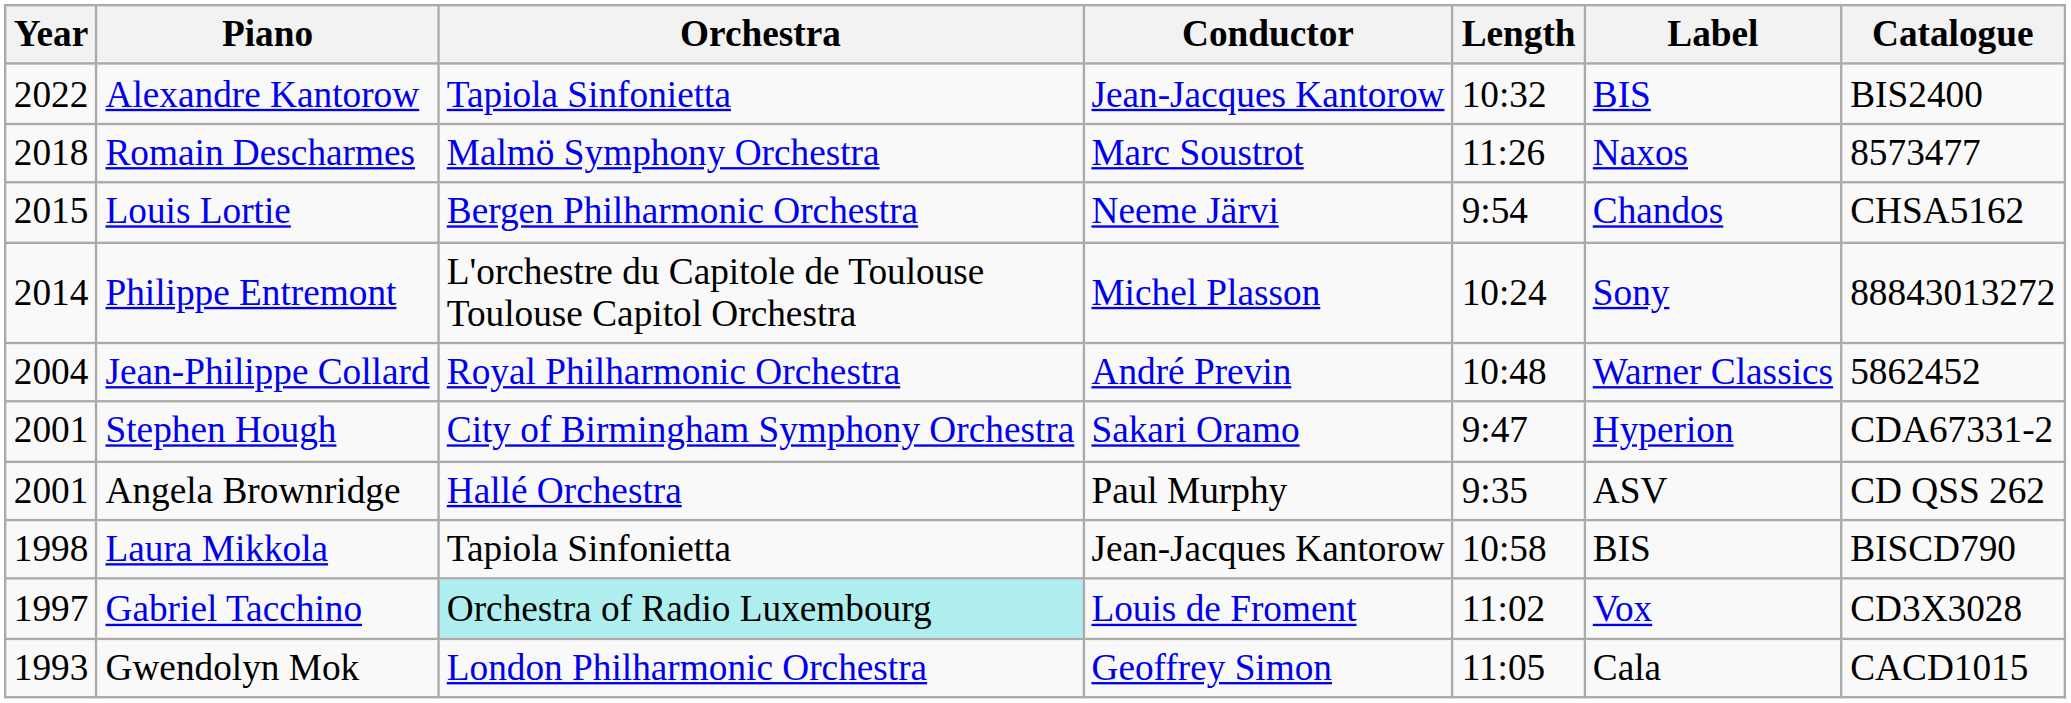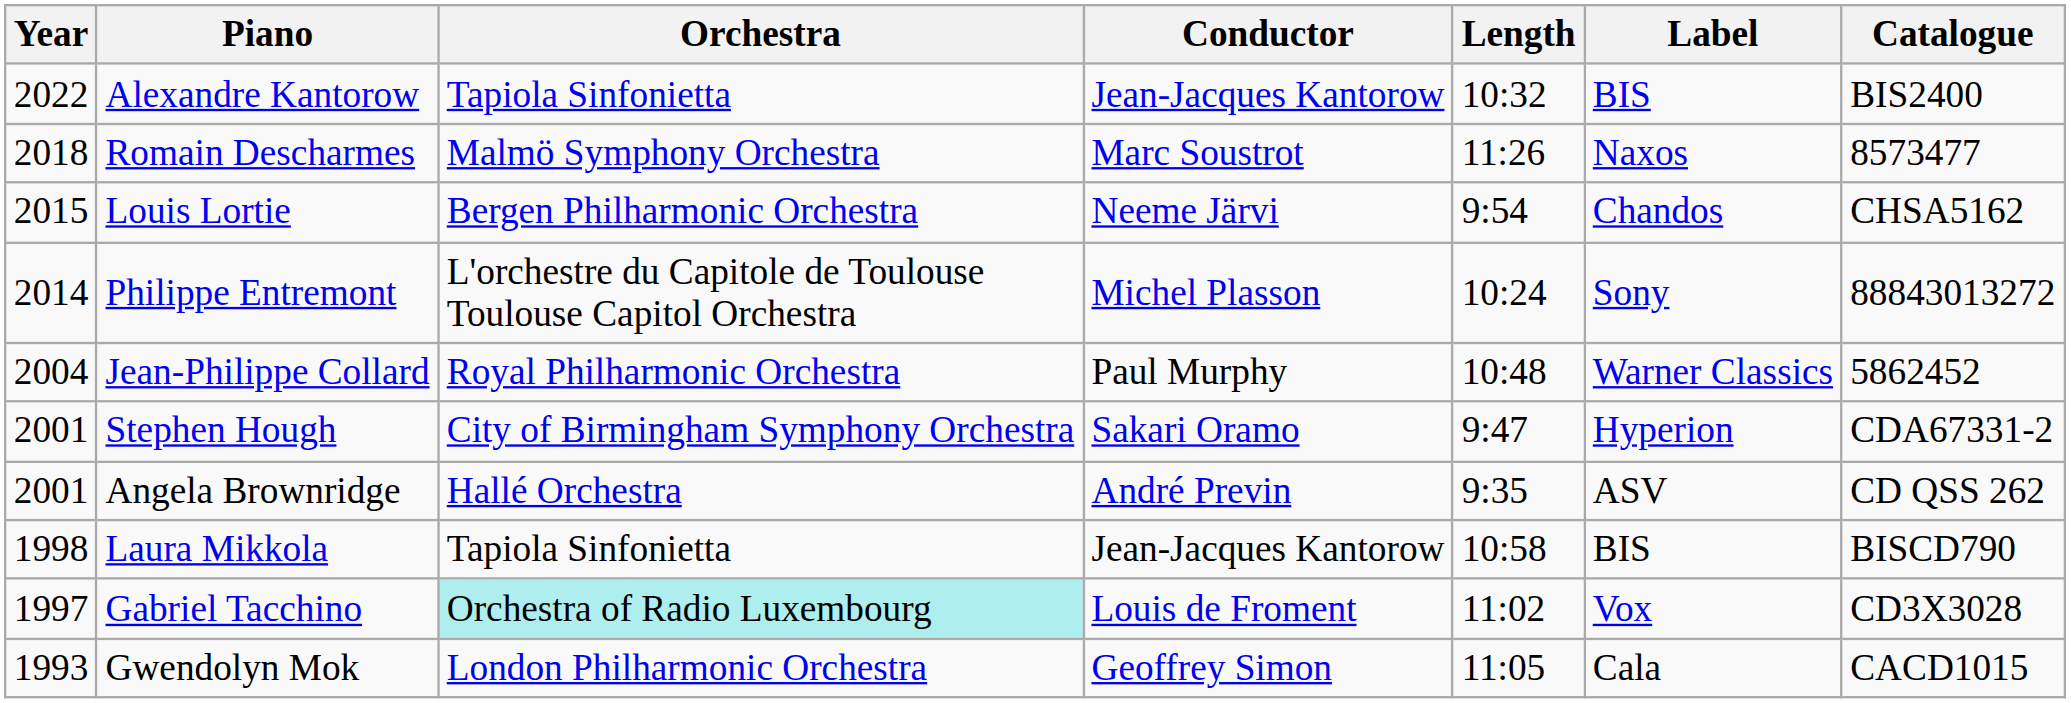(1191, 371) André Previn -> (1189, 371) Paul Murphy
(1189, 489) Paul Murphy -> (1191, 489) André Previn
